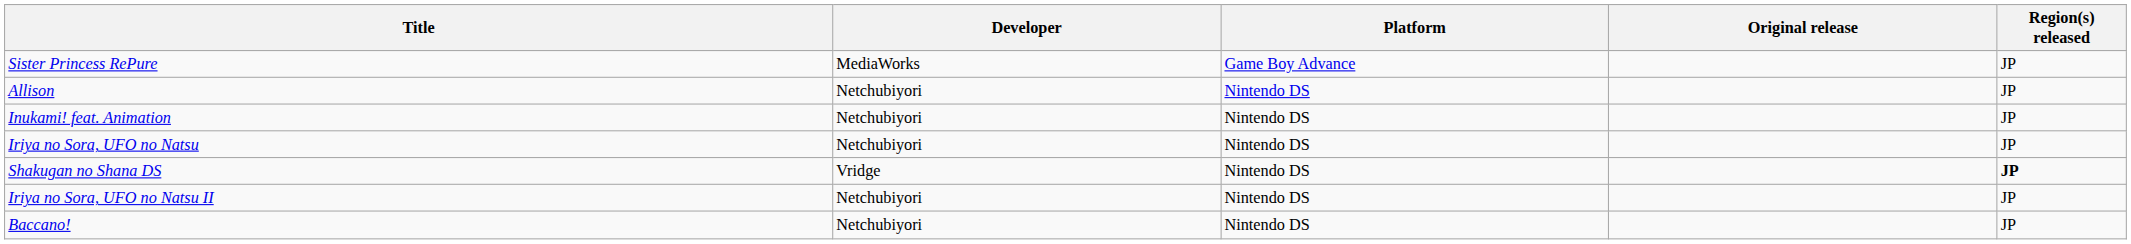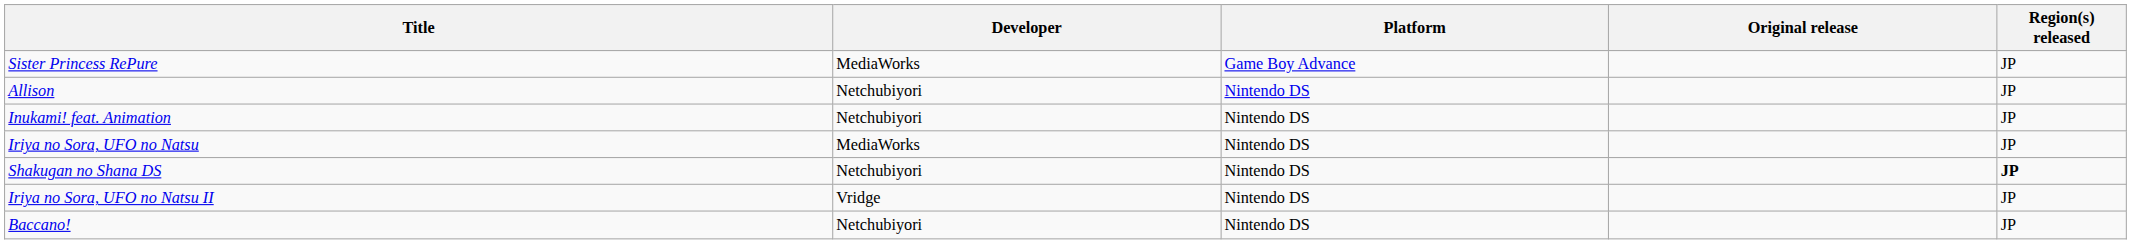(879, 144) Netchubiyori -> (878, 144) MediaWorks
(858, 171) Vridge -> (879, 171) Netchubiyori
(879, 198) Netchubiyori -> (858, 198) Vridge
